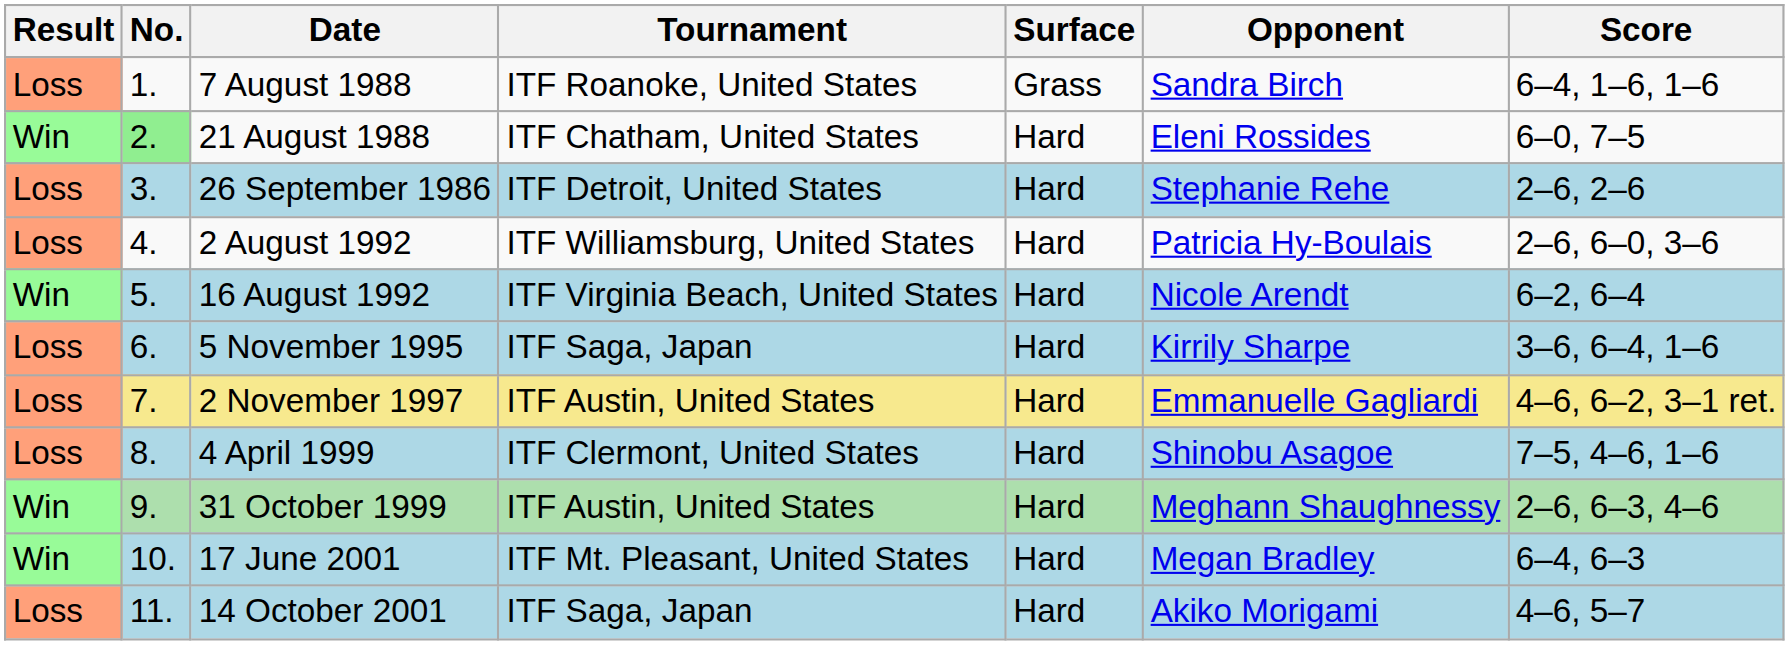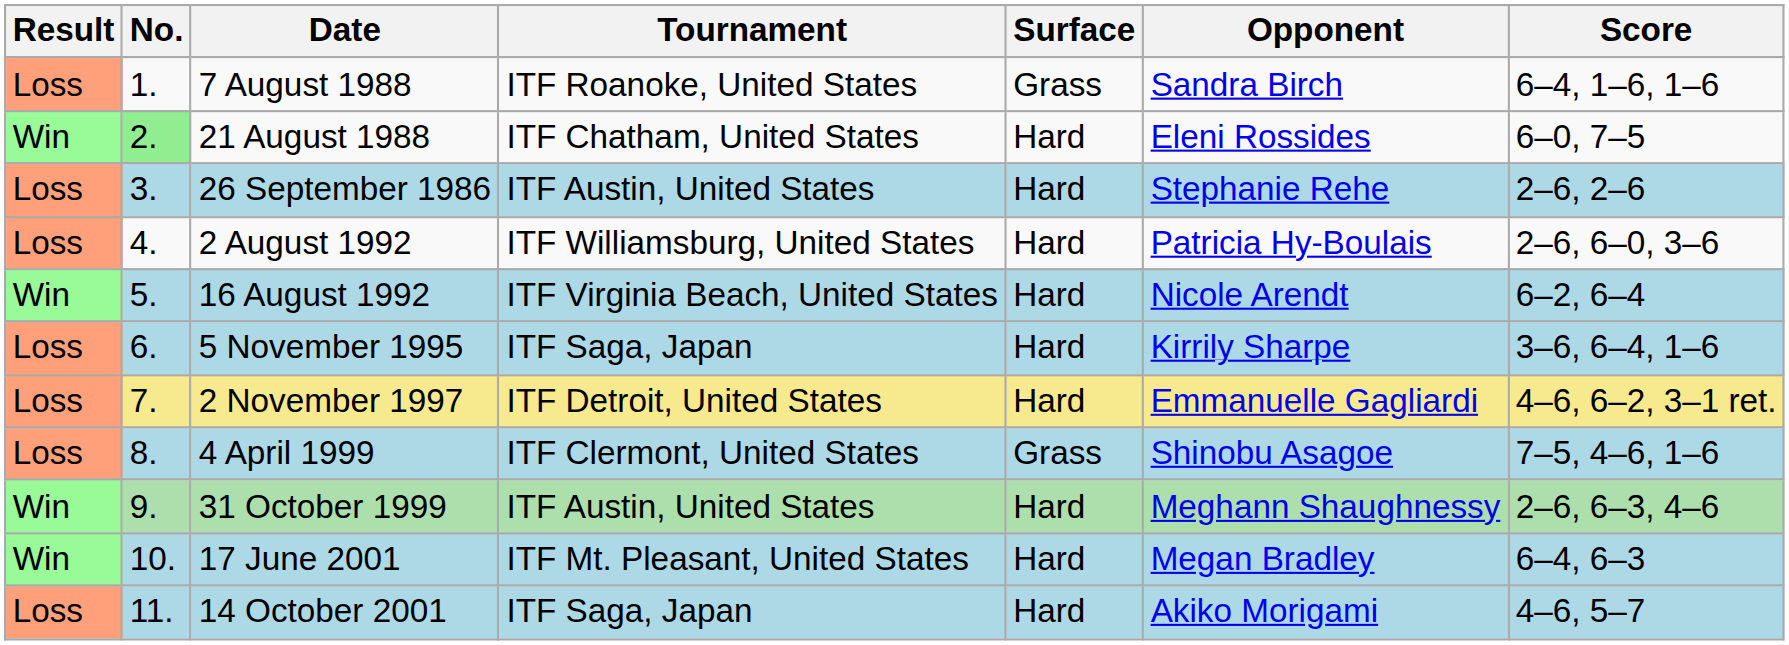(694, 189) ITF Detroit, United States -> (690, 189) ITF Austin, United States
(690, 400) ITF Austin, United States -> (694, 400) ITF Detroit, United States
(1049, 453) Hard -> (1058, 453) Grass
